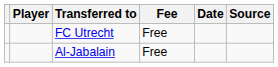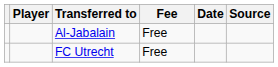rows swapped: (84, 33) <-> (85, 52)
